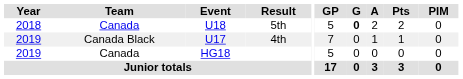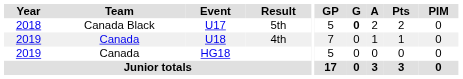(119, 25) Canada -> (119, 25) Canada Black
(215, 25) U18 -> (215, 25) U17
(119, 39) Canada Black -> (119, 39) Canada
(215, 39) U17 -> (215, 39) U18
